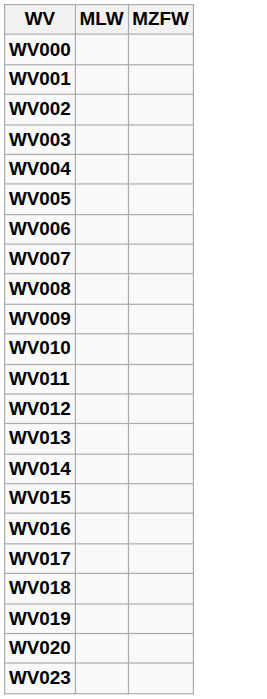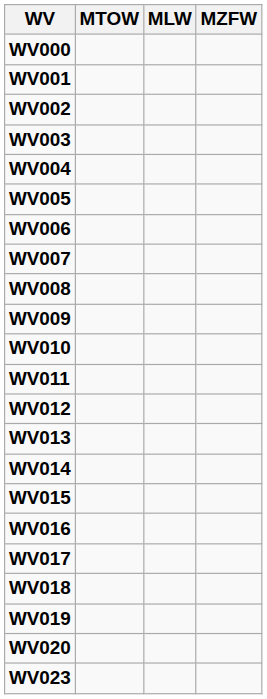+ column: (109, 19)
